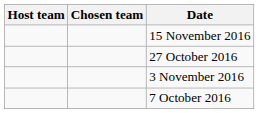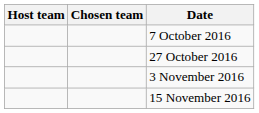rows swapped: (190, 98) <-> (200, 35)
